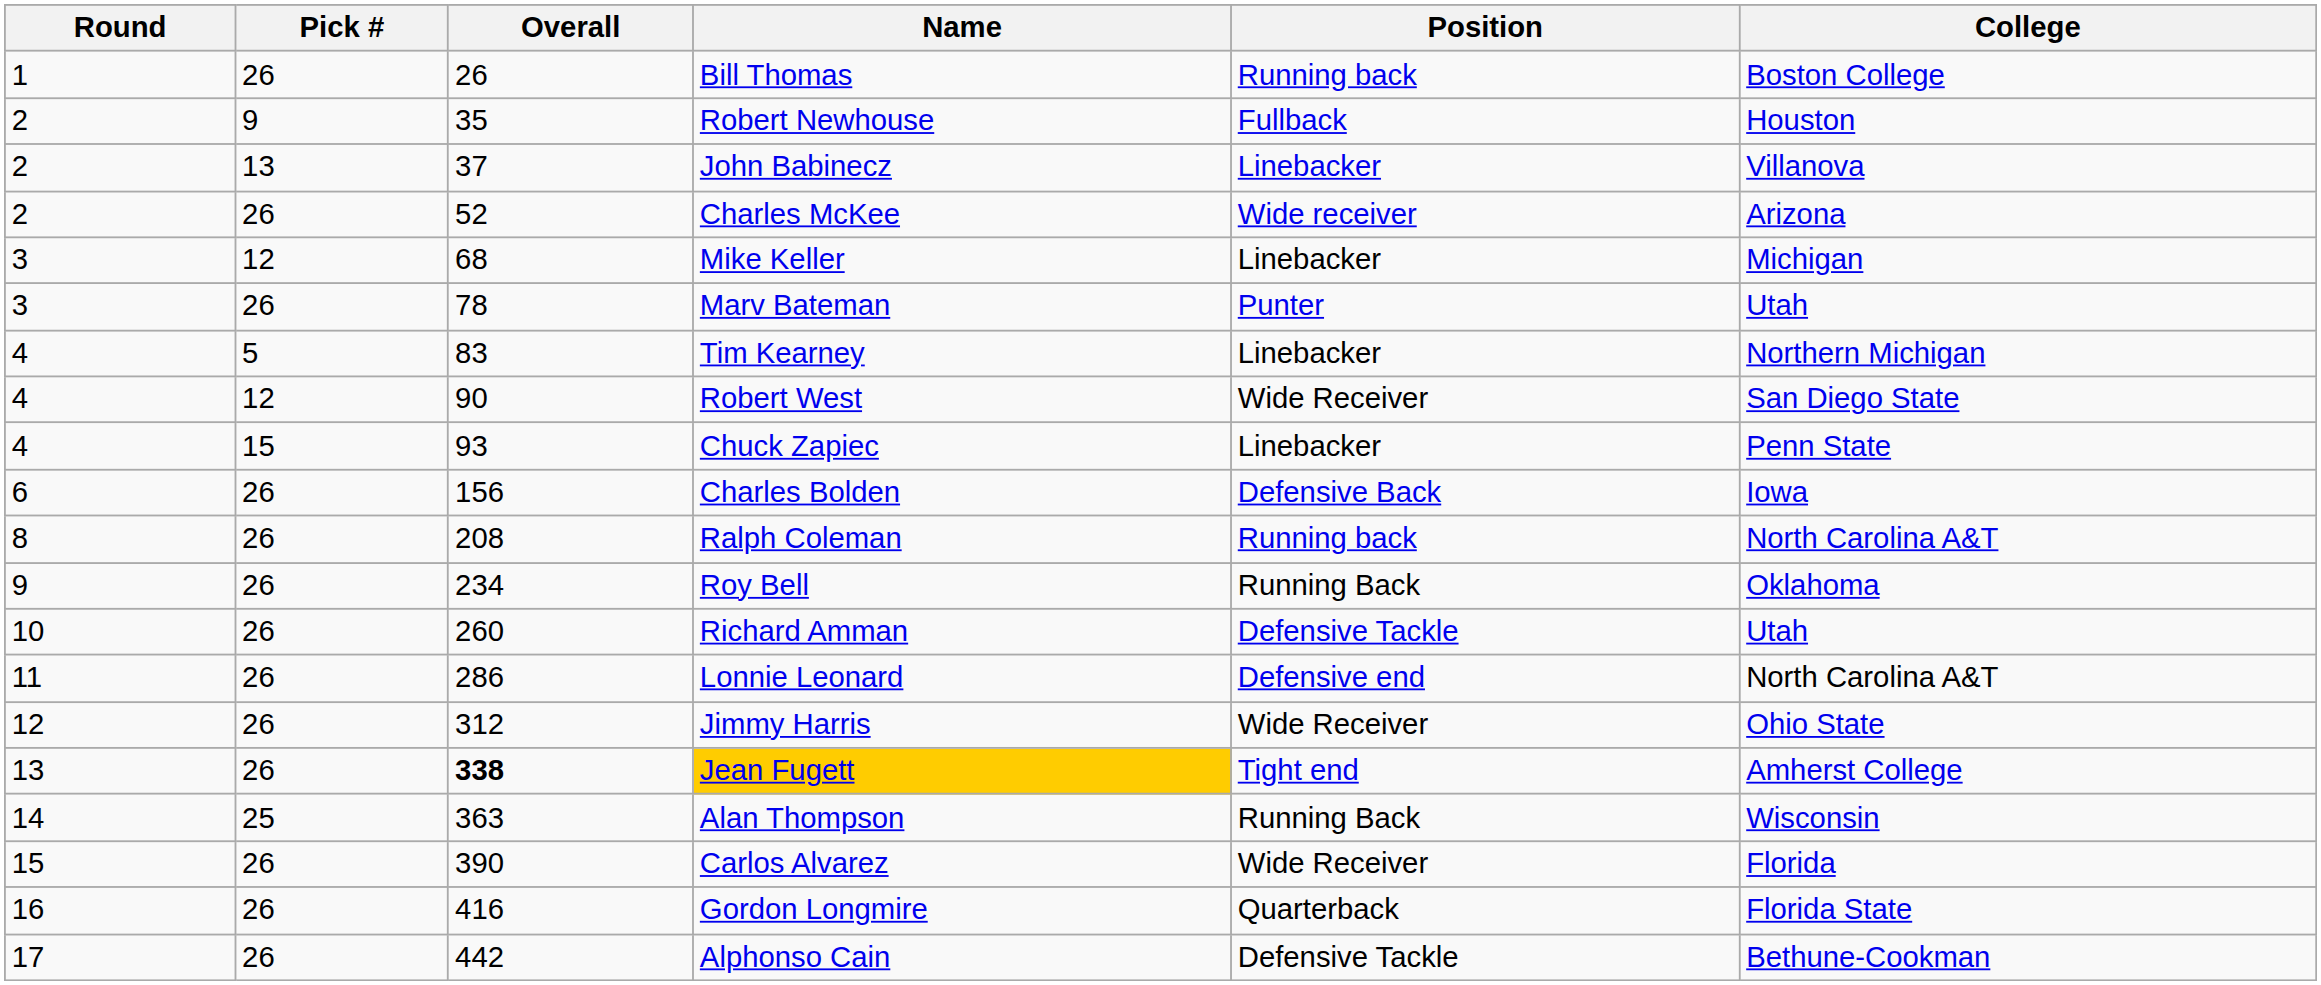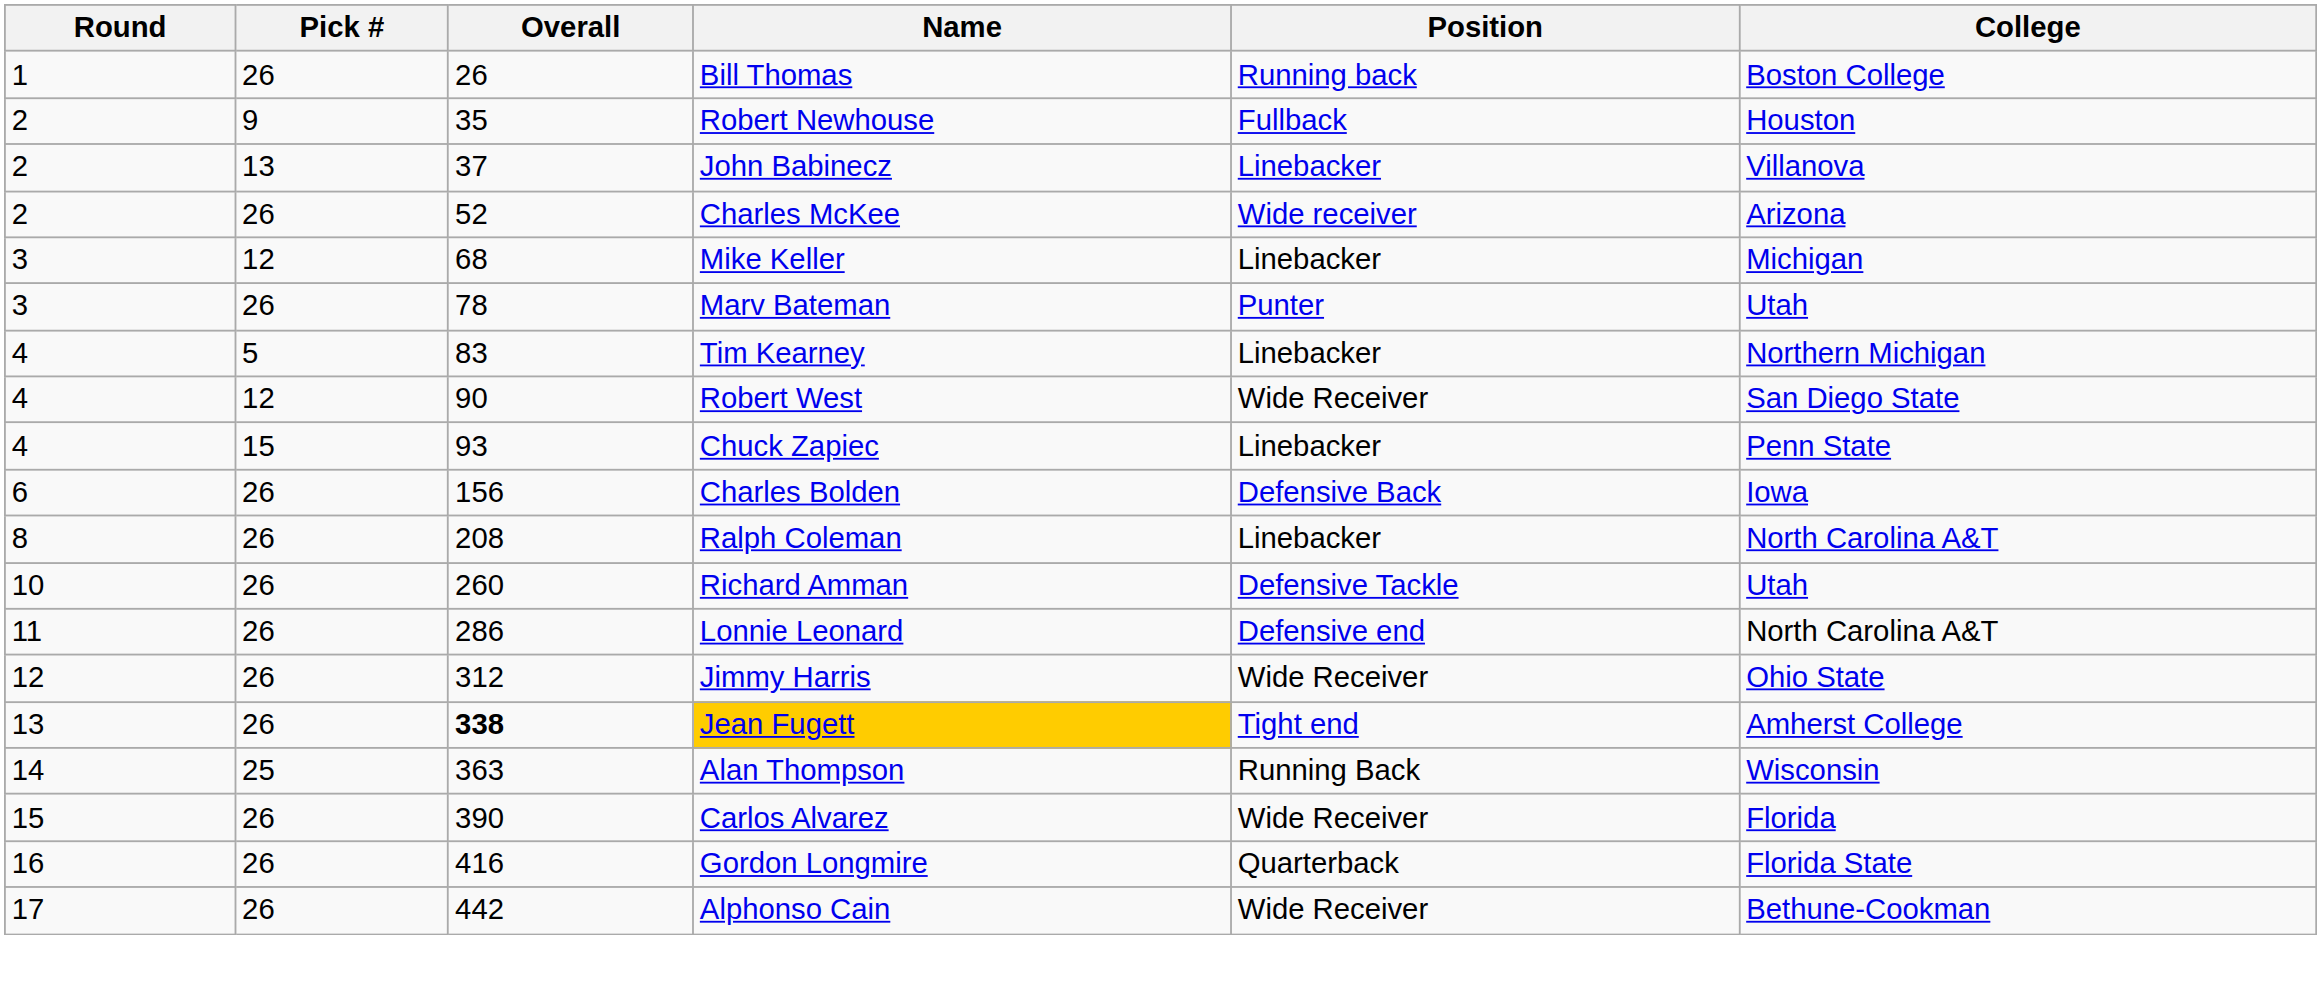(1327, 538) Running back -> (1309, 538) Linebacker
- row: (754, 584)
(1348, 956) Defensive Tackle -> (1333, 910) Wide Receiver
